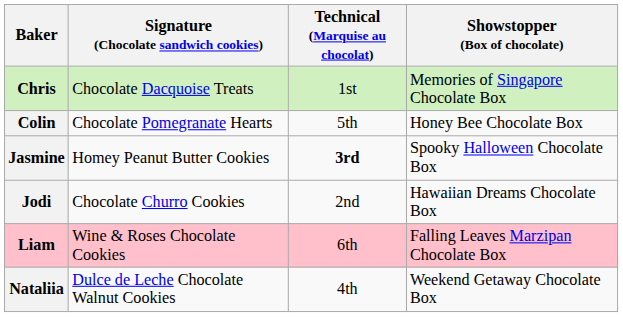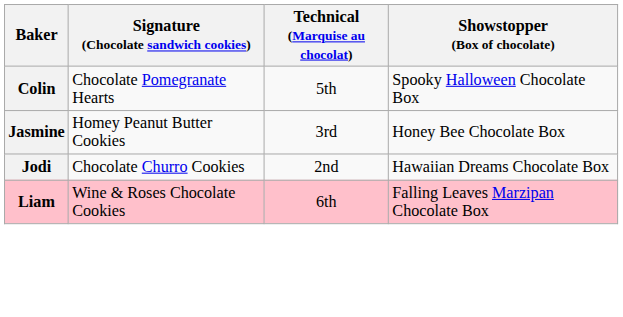- row: (37, 88)
(496, 123) Honey Bee Chocolate Box -> (489, 88) Spooky Halloween Chocolate Box
(347, 157) bold -> (326, 132) normal
(506, 157) Spooky Halloween Chocolate Box -> (479, 132) Honey Bee Chocolate Box
- row: (37, 289)
